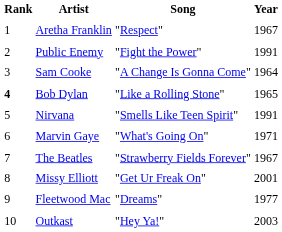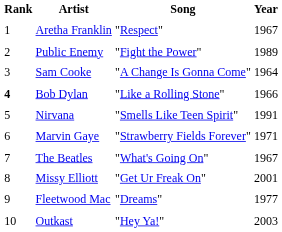(266, 51) 1991 -> (266, 51) 1989
(266, 93) 1965 -> (266, 93) 1966
(162, 136) "What's Going On" -> (183, 136) "Strawberry Fields Forever"
(183, 157) "Strawberry Fields Forever" -> (162, 157) "What's Going On"
